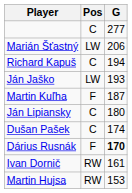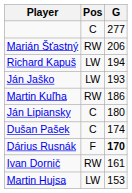(93, 46) LW -> (93, 46) RW
(93, 63) C -> (93, 63) LW
(93, 96) F -> (93, 96) RW
(116, 96) 187 -> (116, 96) 186
(93, 180) RW -> (93, 180) LW
